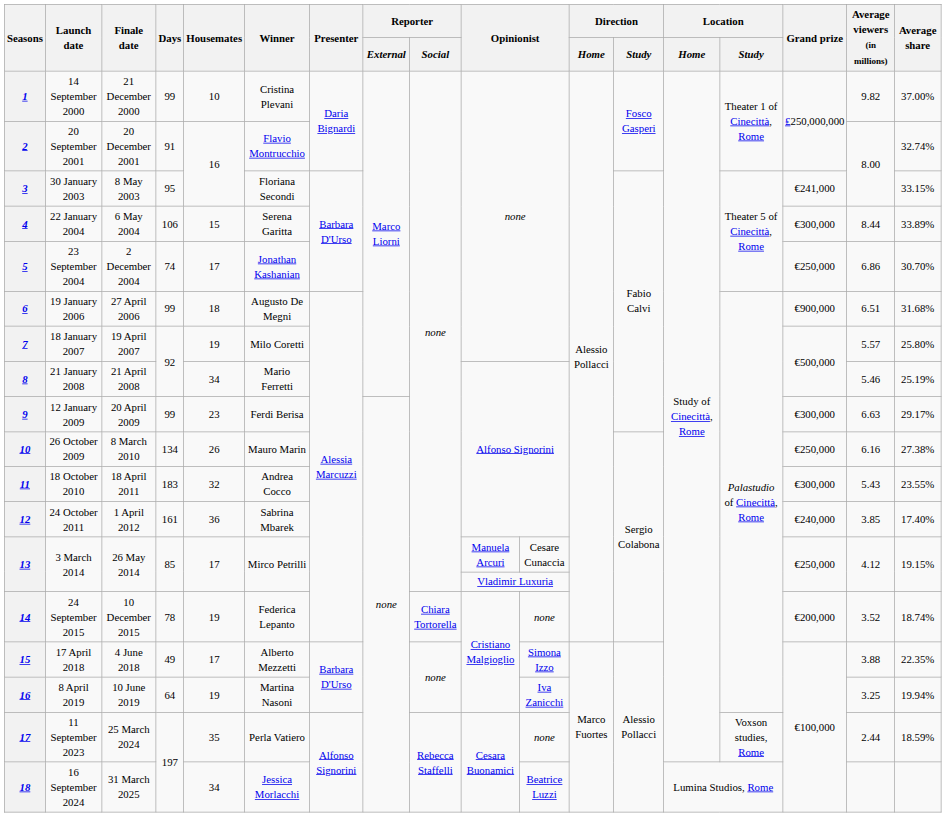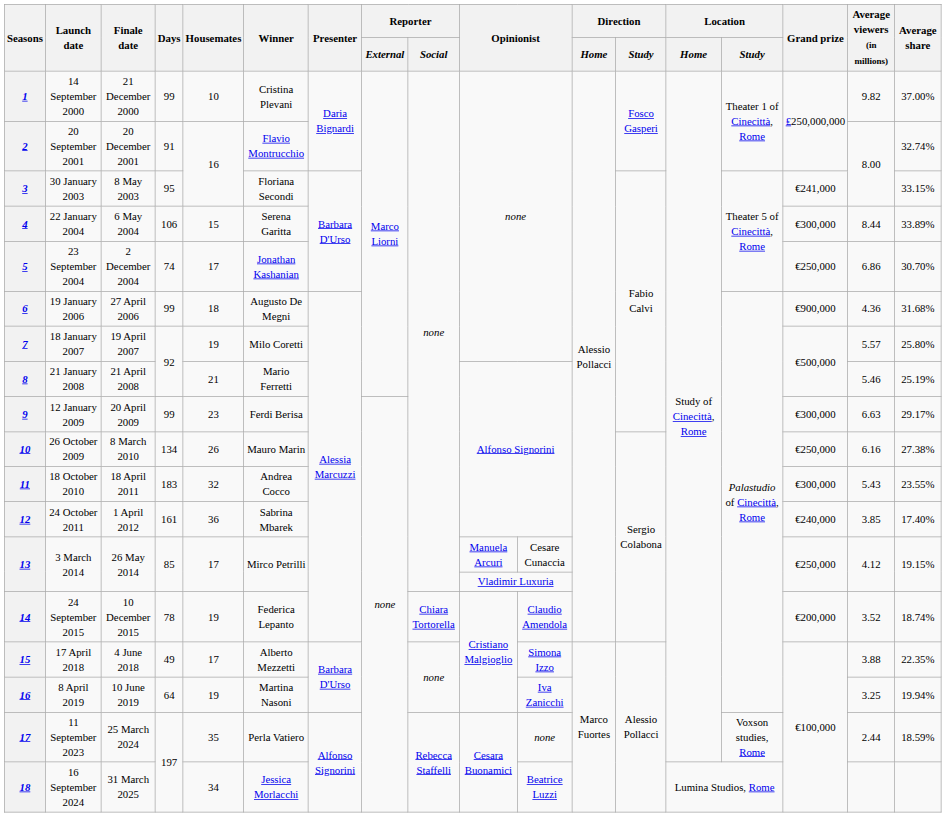(871, 309) 6.51 -> (871, 309) 4.36
(214, 379) 34 -> (213, 379) 21
(544, 617) none -> (545, 617) Claudio Amendola
